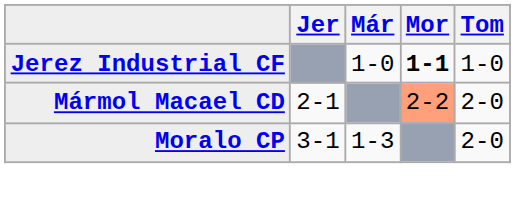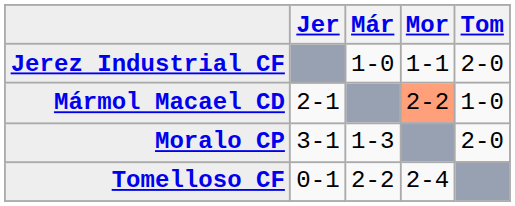(427, 64) bold -> (427, 64) normal
(482, 64) 1-0 -> (482, 64) 2-0
(482, 103) 2-0 -> (482, 103) 1-0
+ row: (198, 181)
